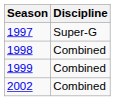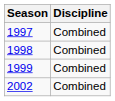(75, 31) Super-G -> (80, 31) Combined
